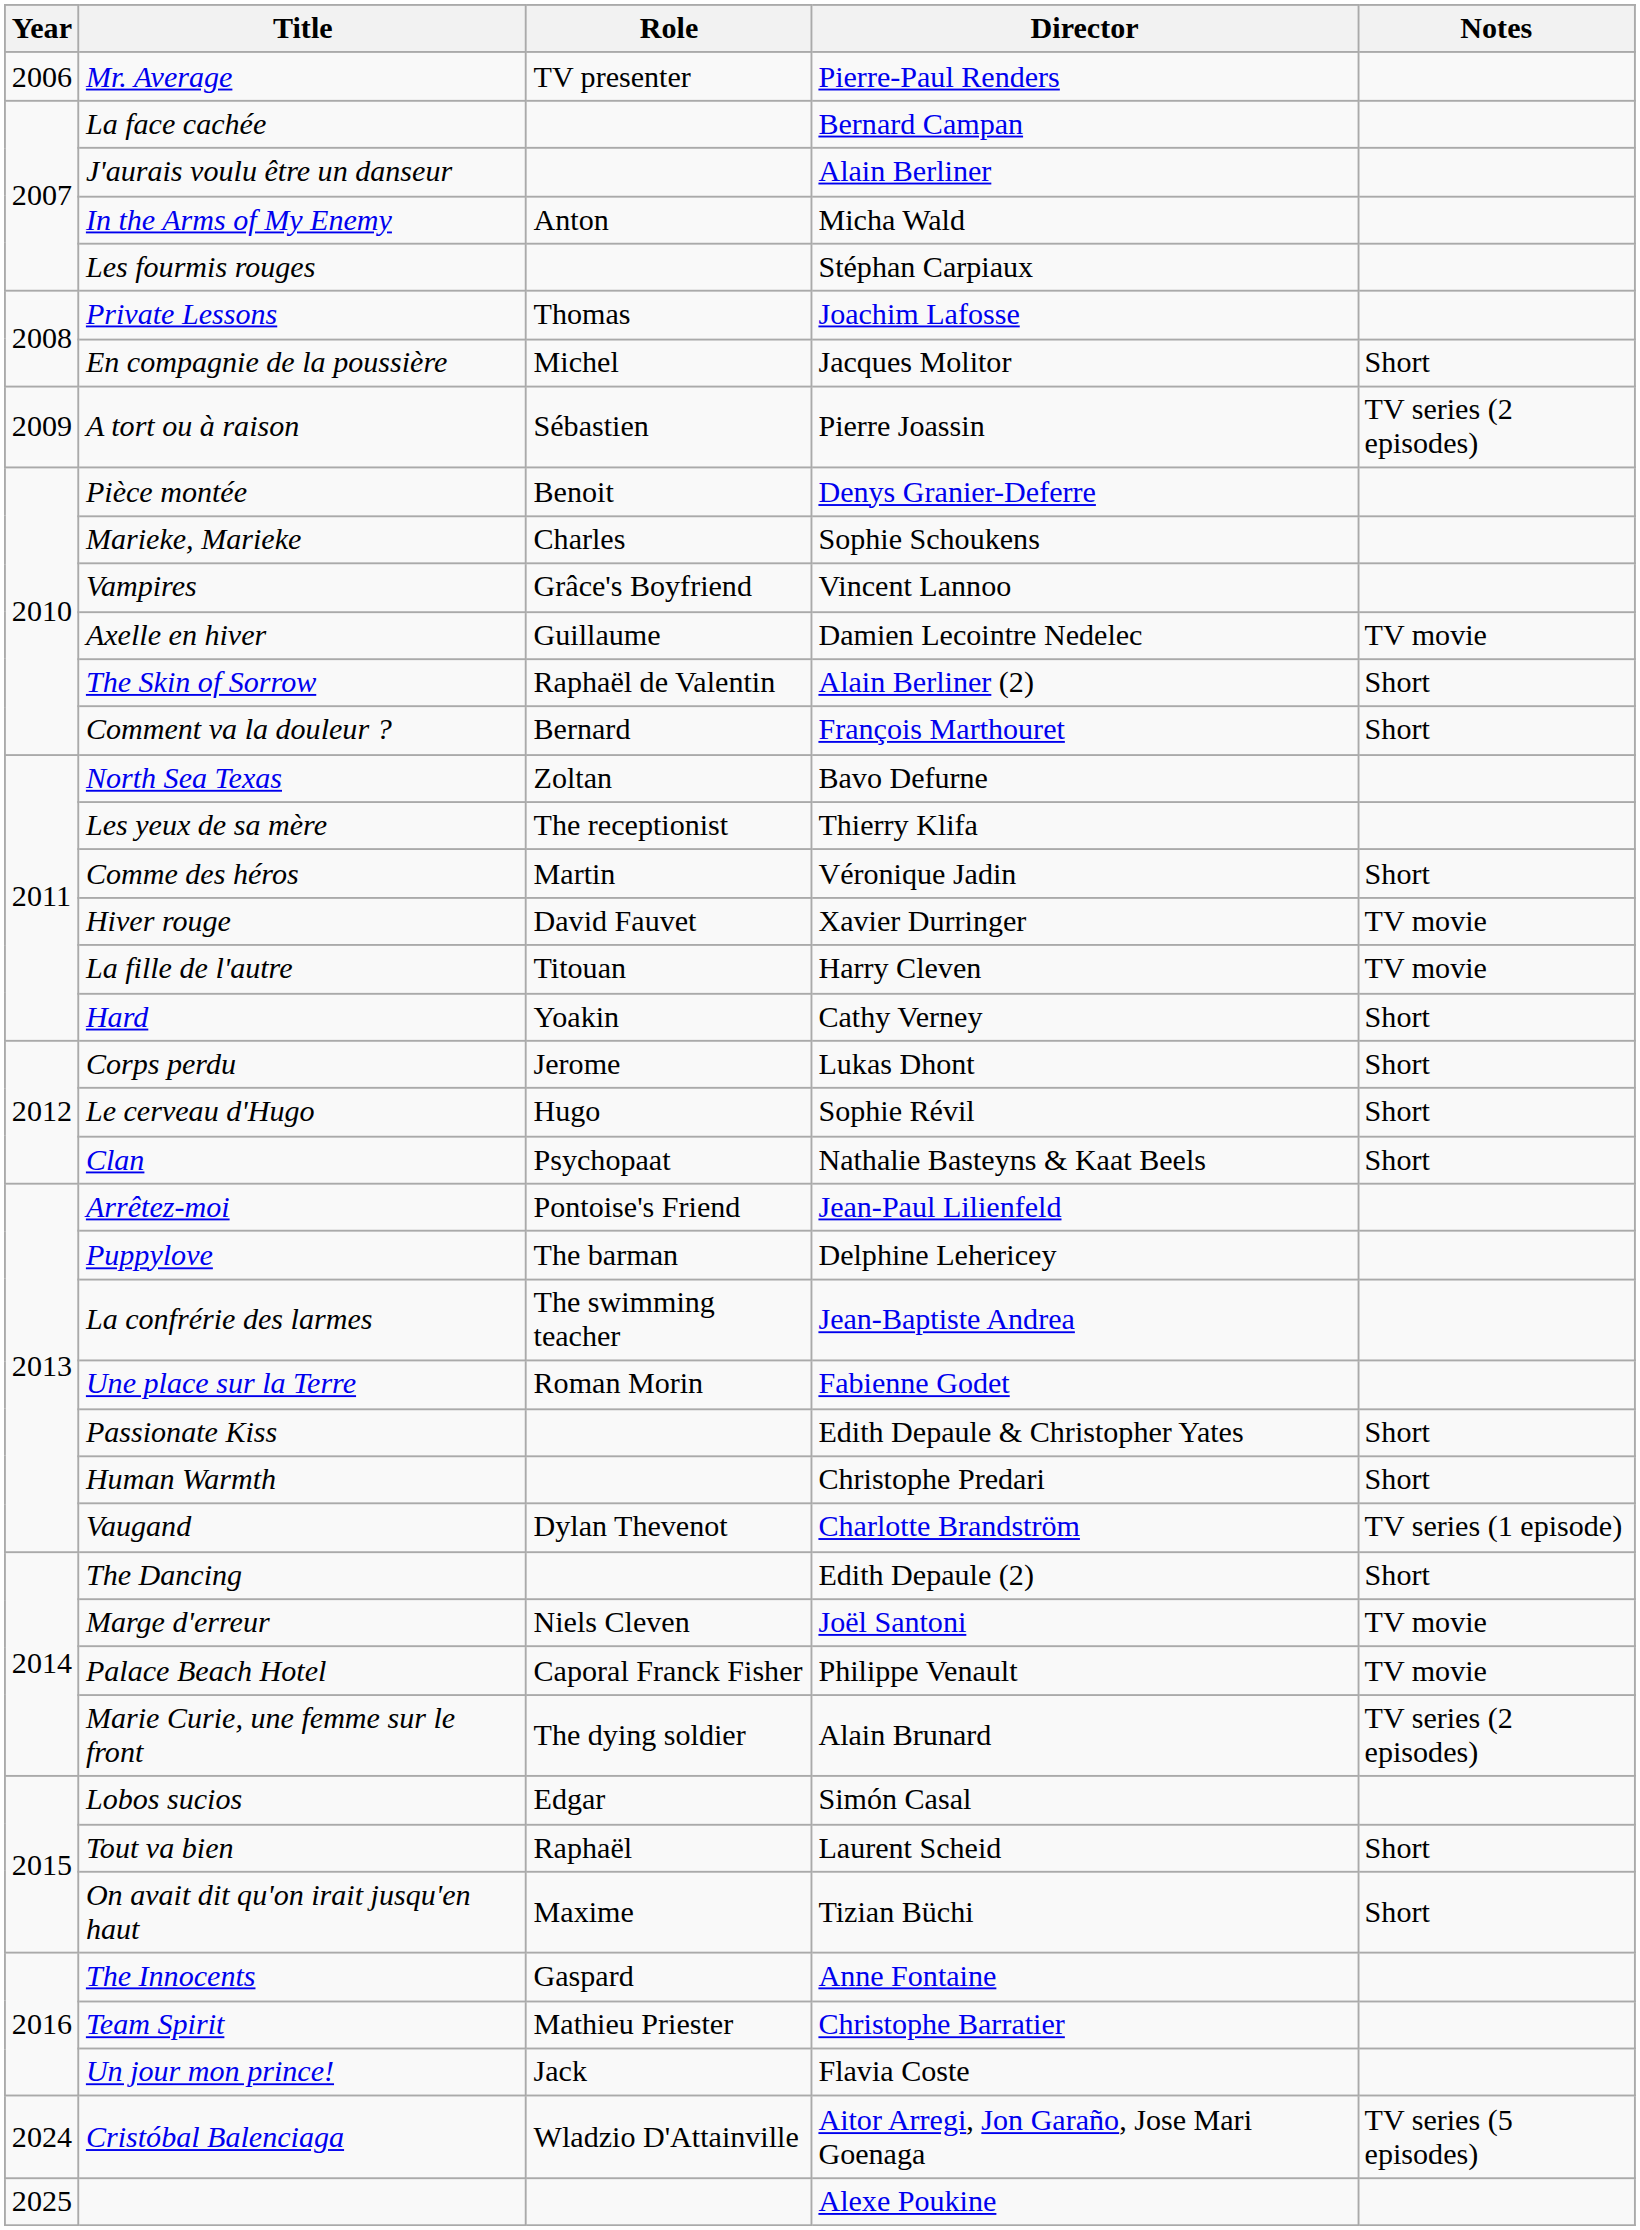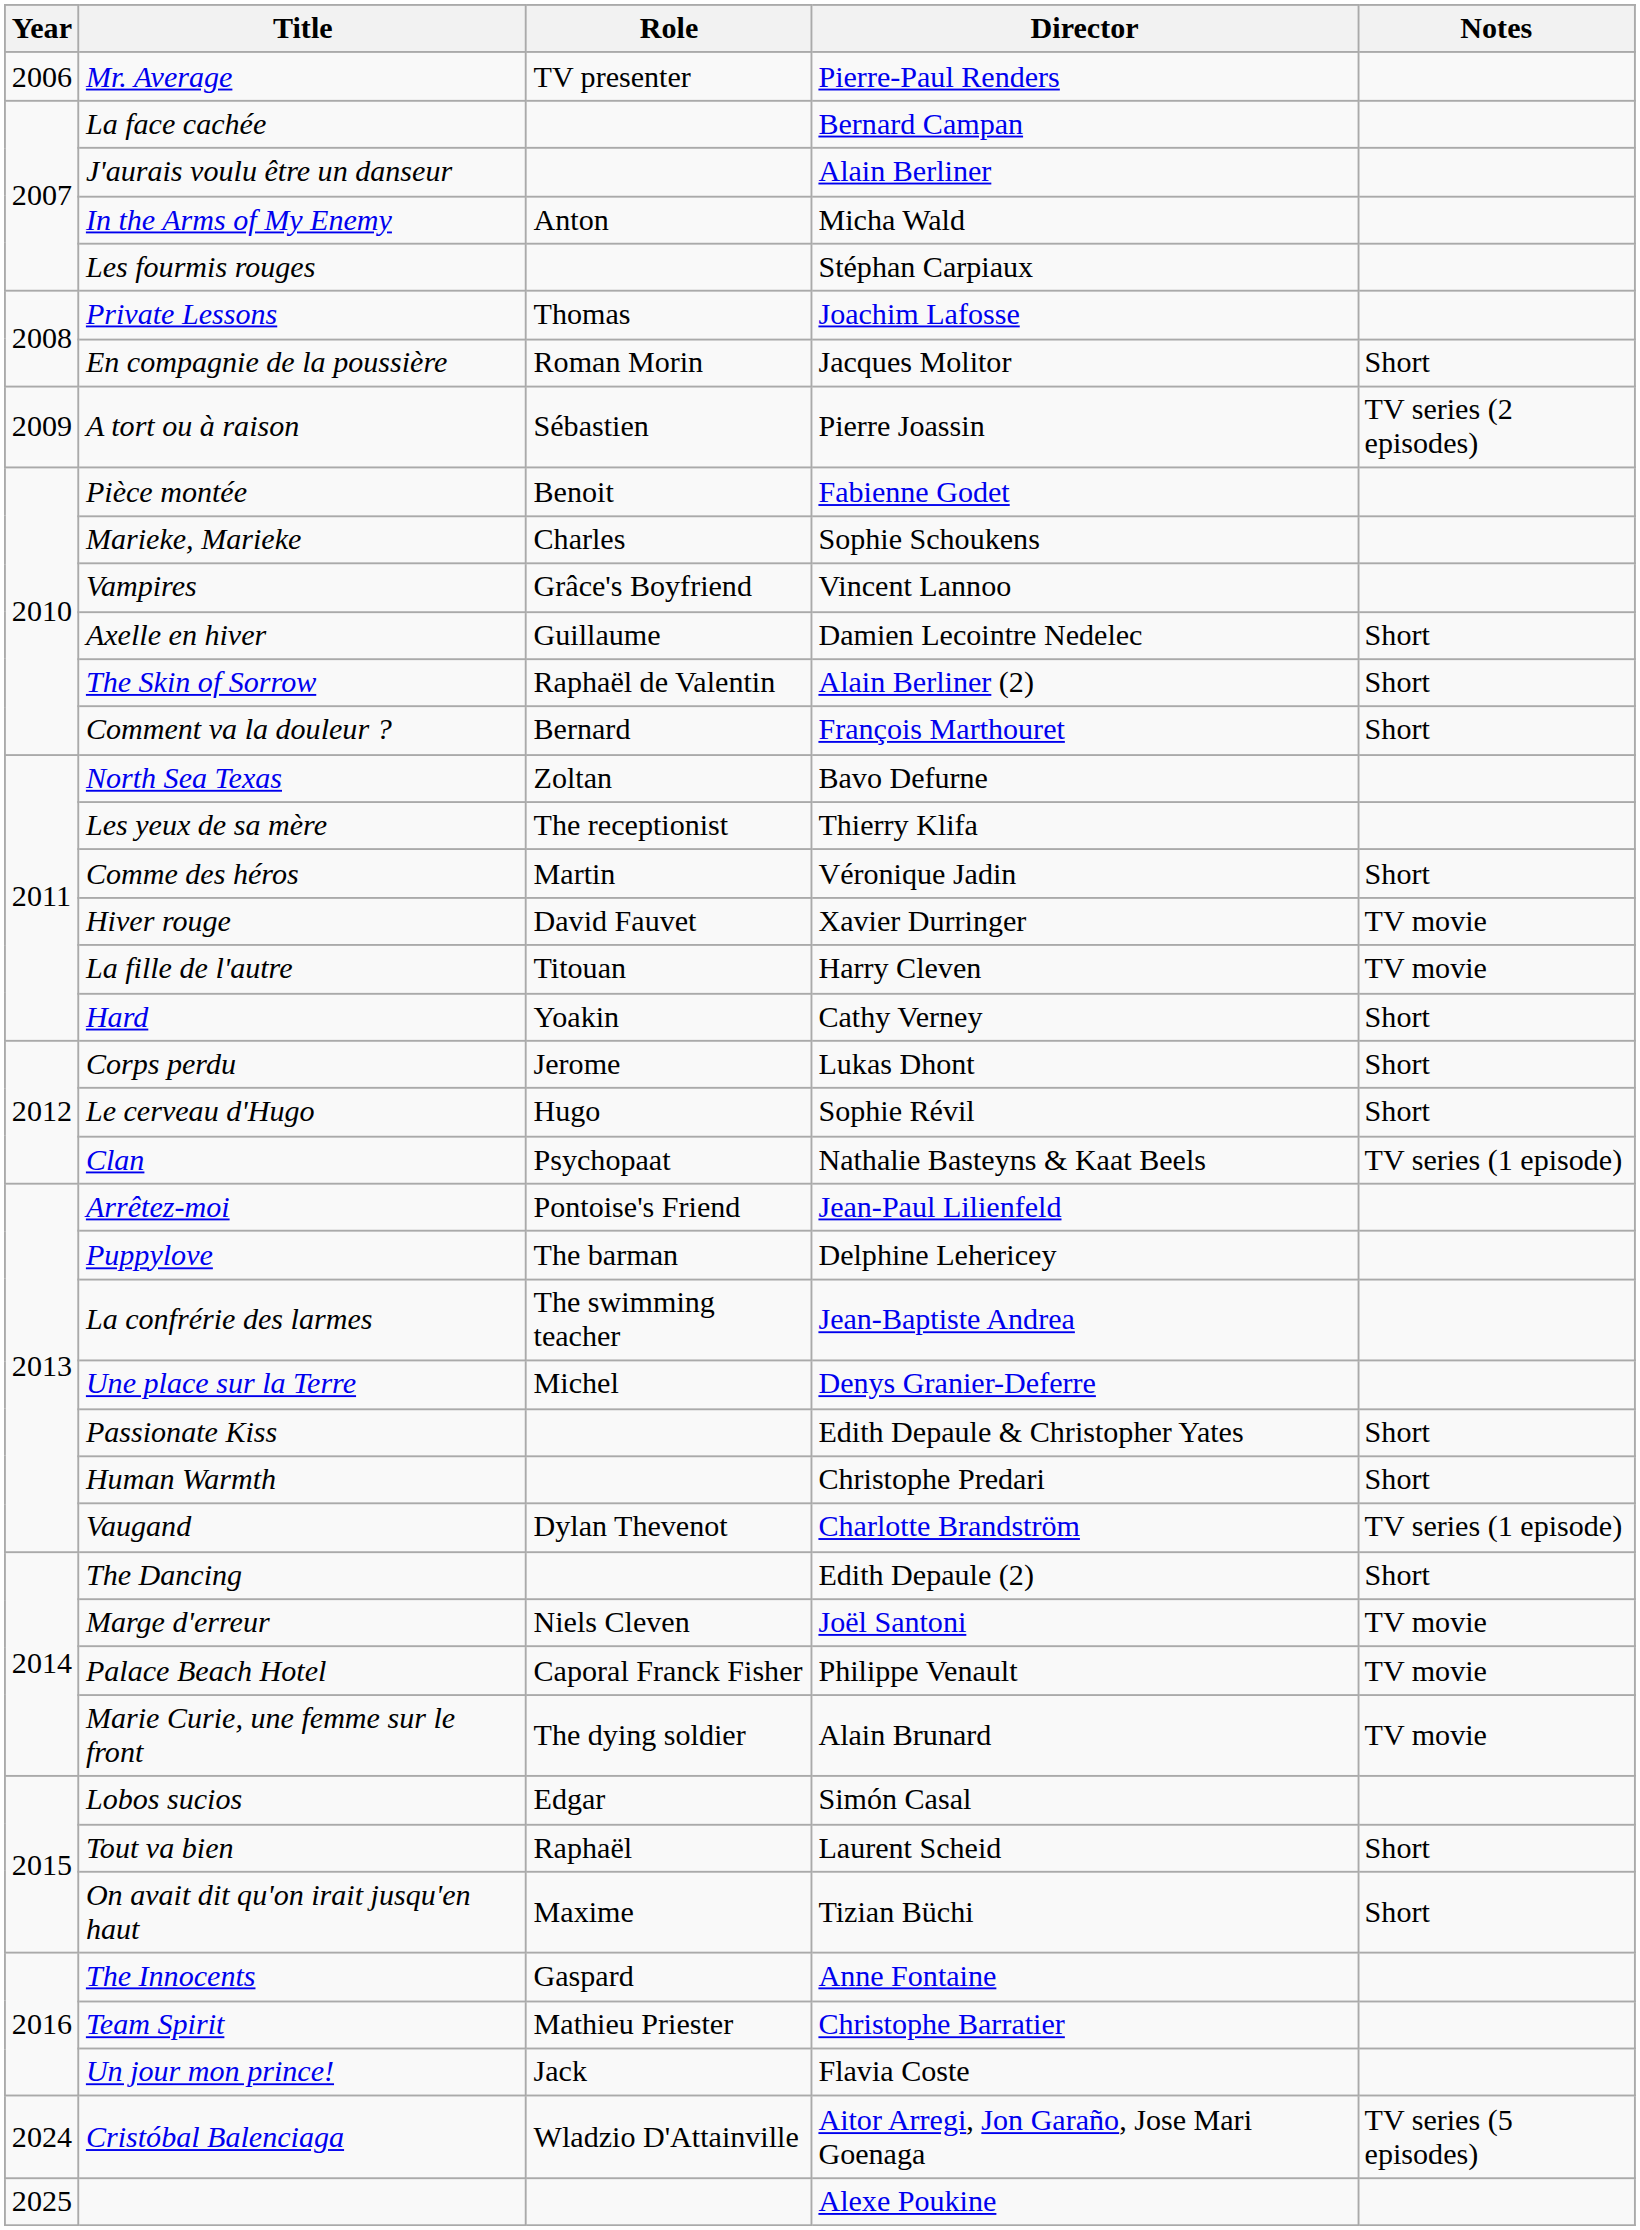(576, 362) Michel -> (618, 362) Roman Morin
(957, 491) Denys Granier-Deferre -> (914, 491) Fabienne Godet
(1426, 634) TV movie -> (1397, 634) Short
(1397, 1159) Short -> (1493, 1159) TV series (1 episode)
(618, 1384) Roman Morin -> (576, 1384) Michel
(914, 1384) Fabienne Godet -> (957, 1384) Denys Granier-Deferre
(1439, 1734) TV series (2 episodes) -> (1426, 1734) TV movie
